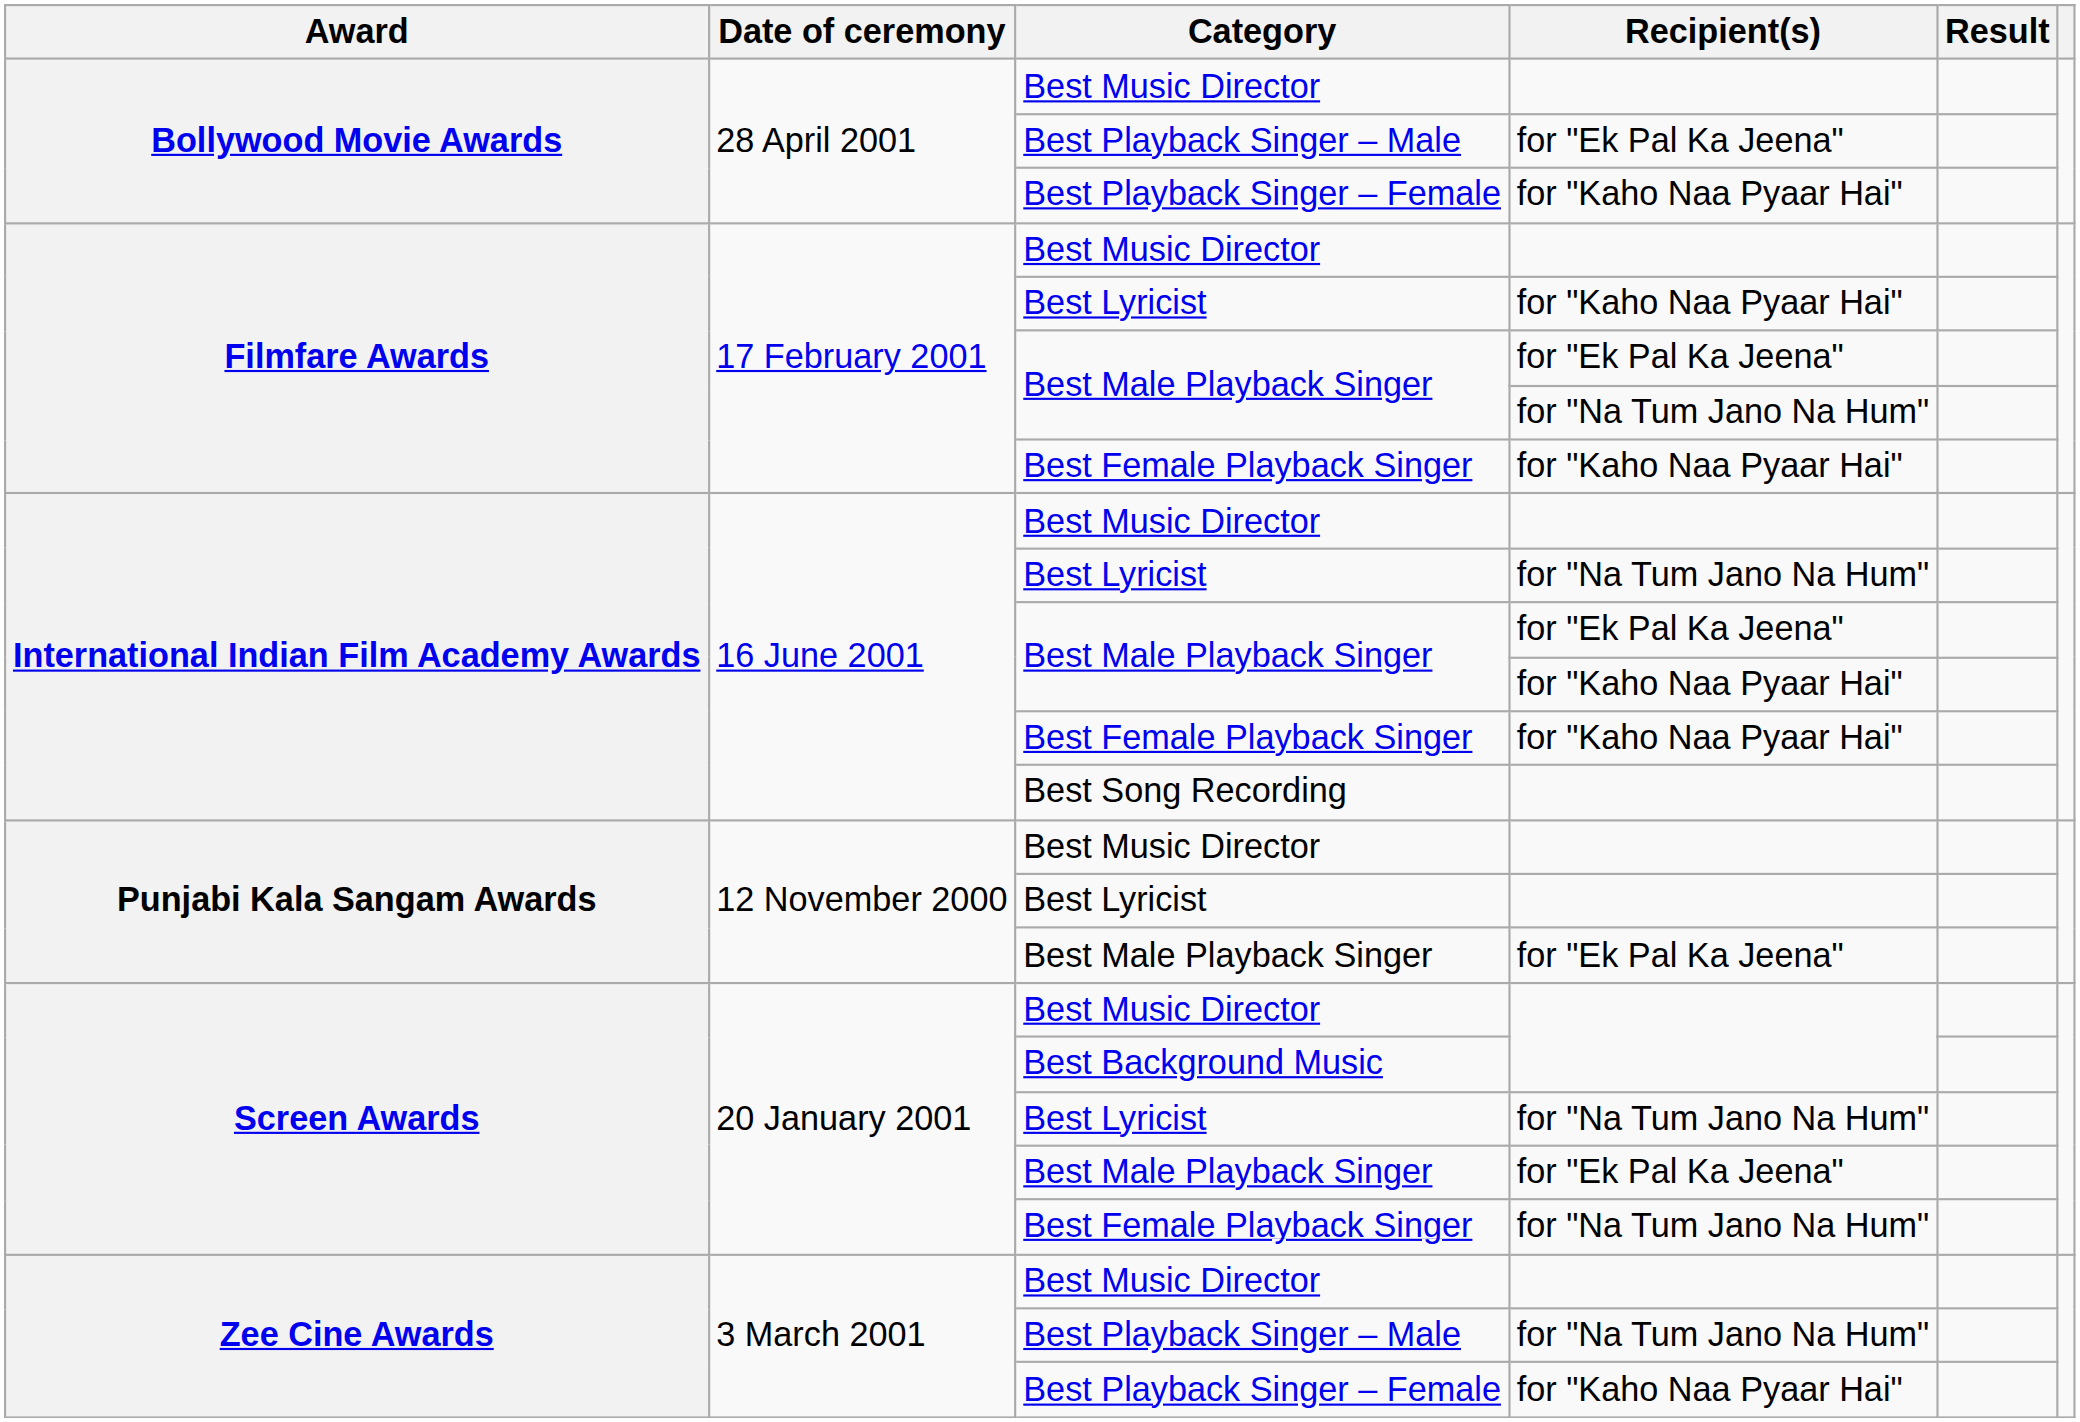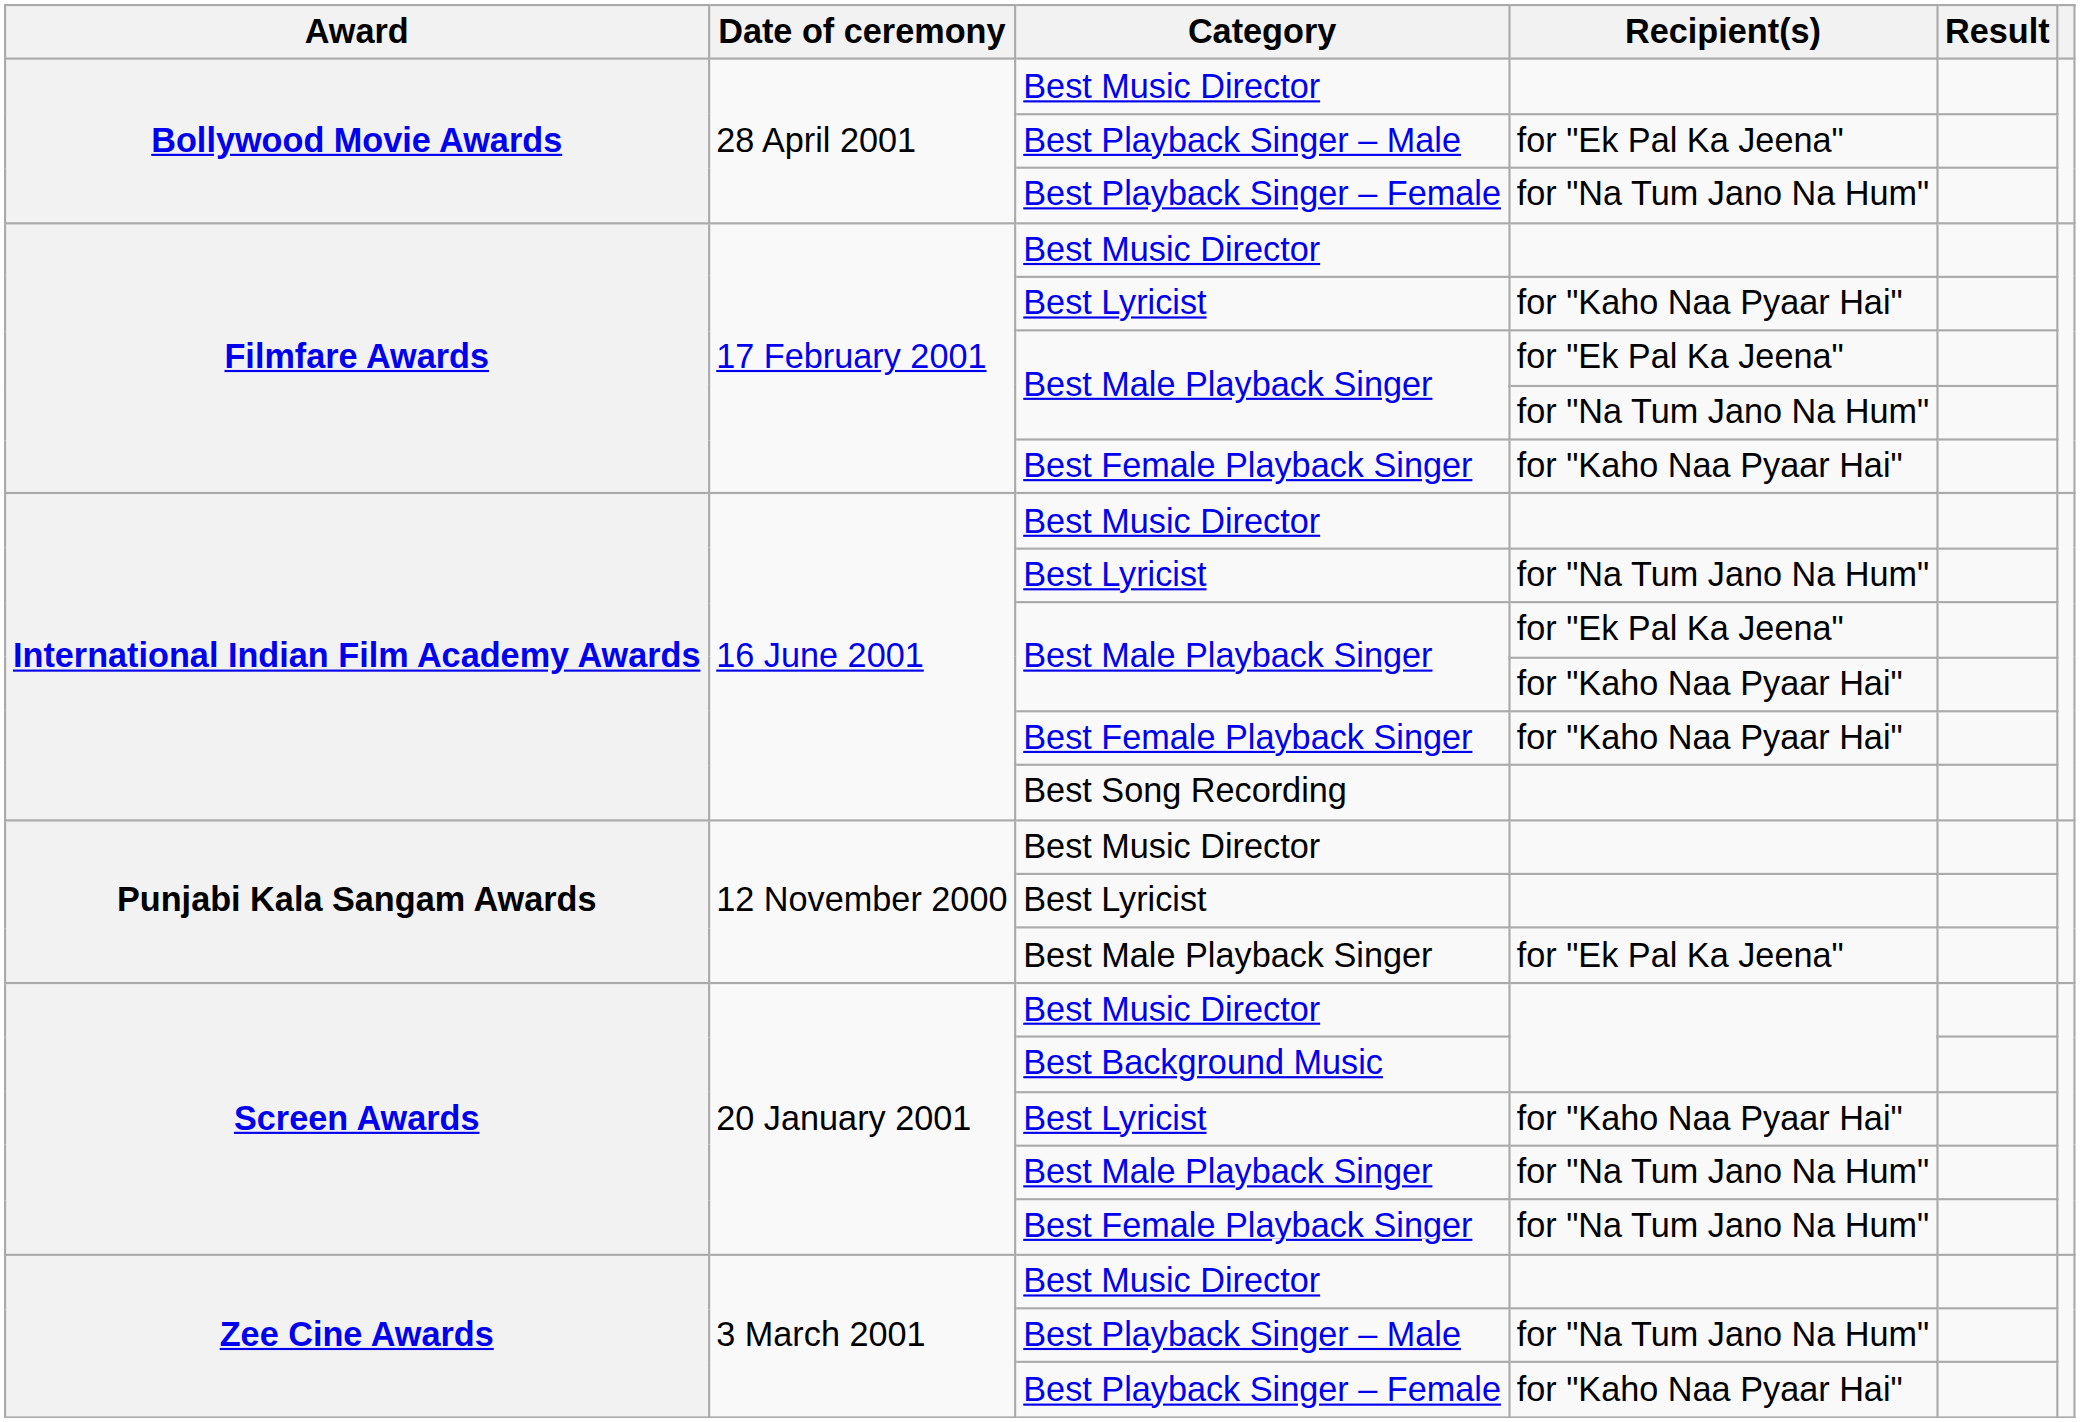(1710, 194) for "Kaho Naa Pyaar Hai" -> (1723, 194) for "Na Tum Jano Na Hum"
(1723, 1117) for "Na Tum Jano Na Hum" -> (1710, 1117) for "Kaho Naa Pyaar Hai"
(1680, 1172) for "Ek Pal Ka Jeena" -> (1723, 1172) for "Na Tum Jano Na Hum"
